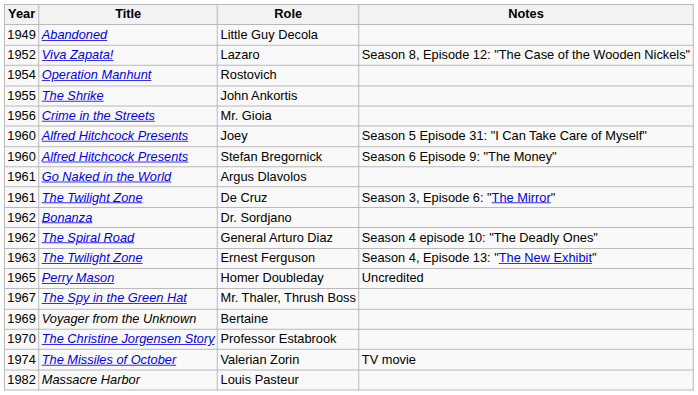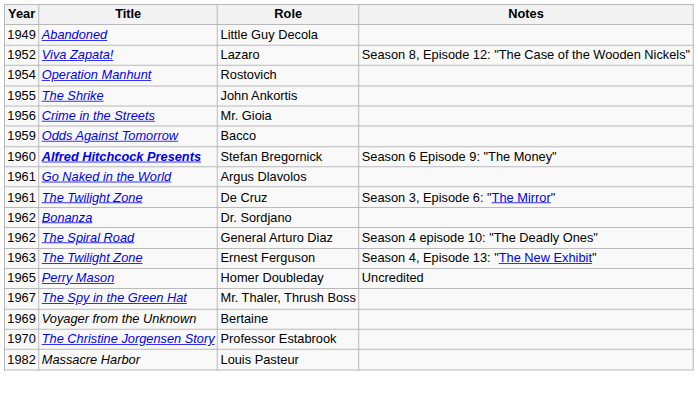+ row: (238, 136)
- row: (234, 136)
(115, 156) normal -> (121, 156) bold
- row: (260, 359)
